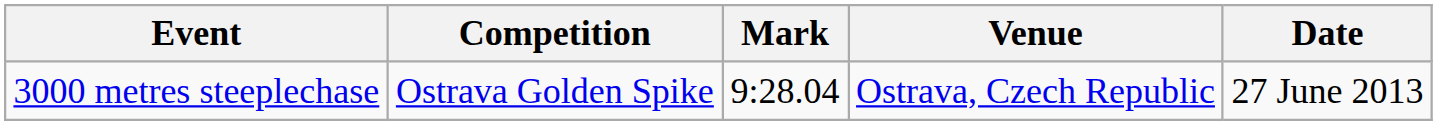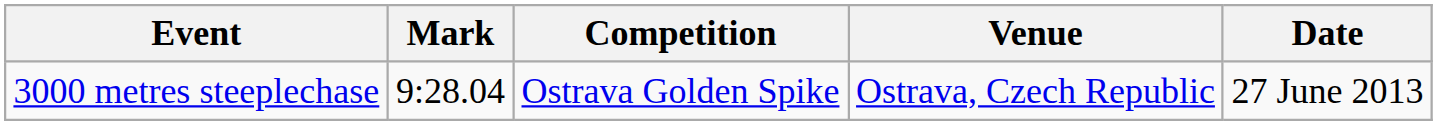columns swapped: (785, 33) <-> (555, 33)
